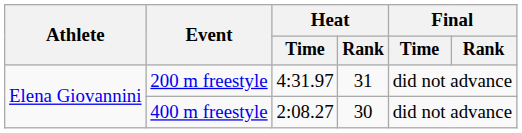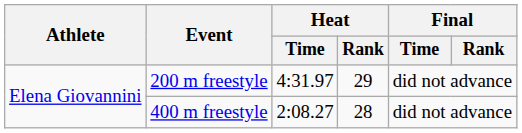(363, 80) 31 -> (363, 80) 29
(363, 112) 30 -> (363, 112) 28
